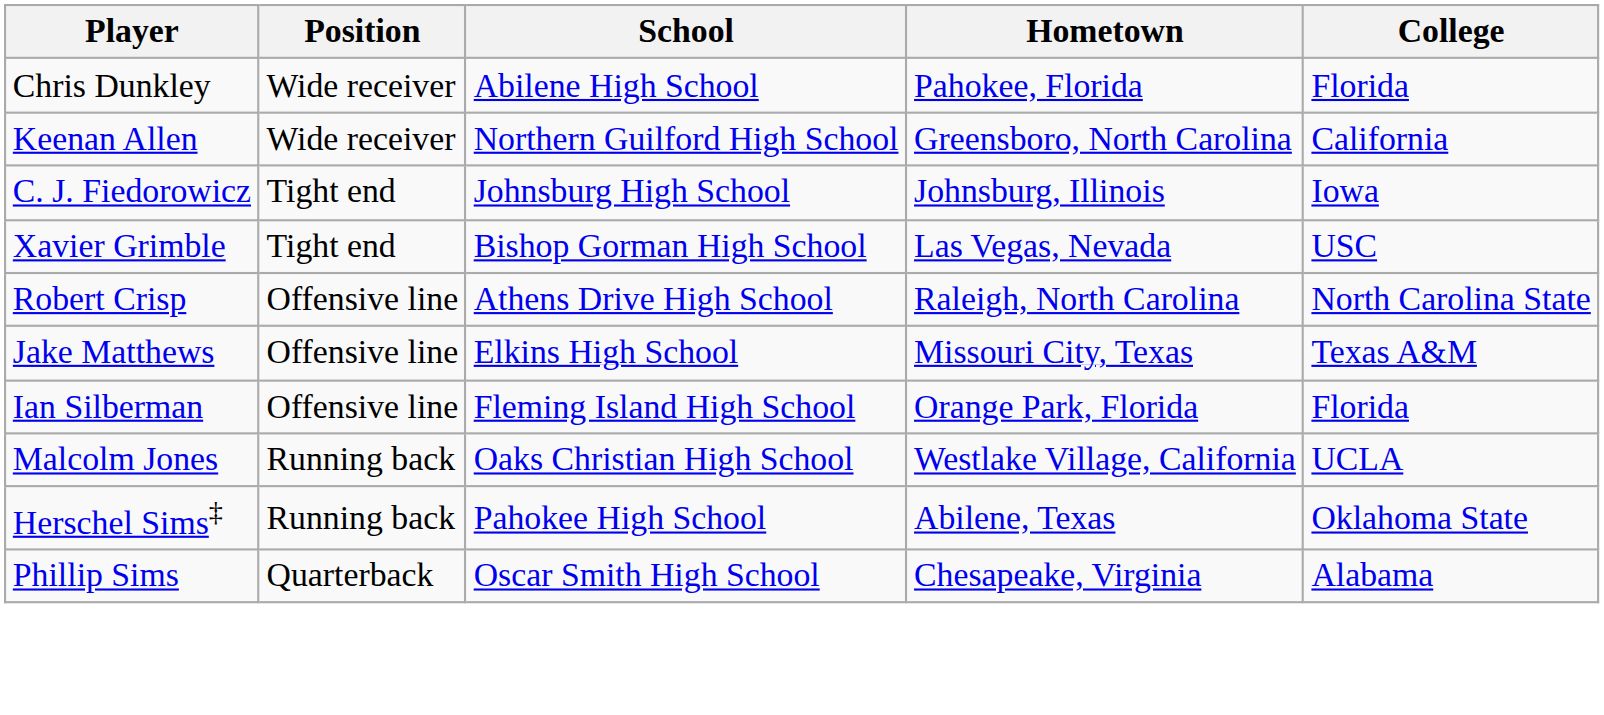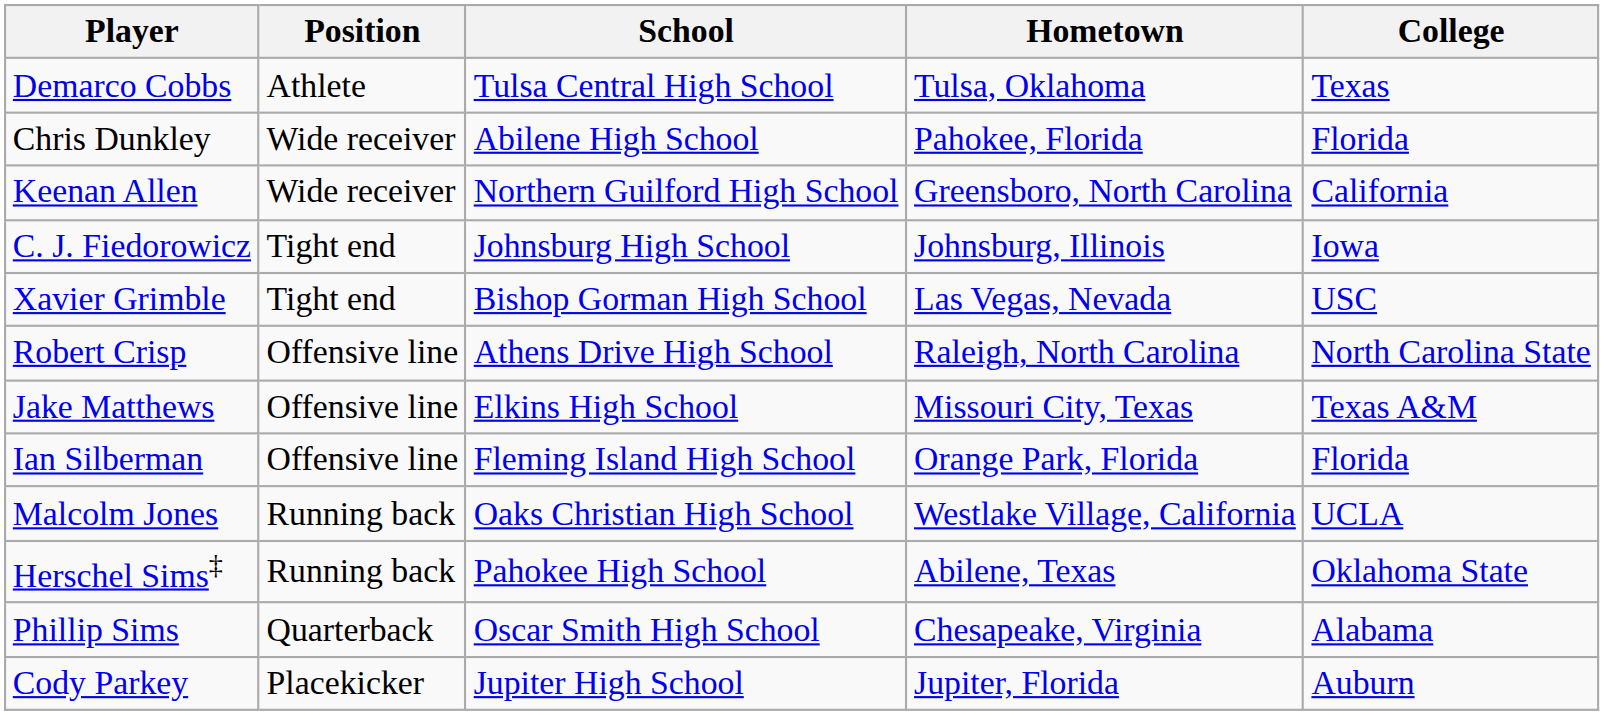+ row: (122, 84)
+ row: (101, 682)
